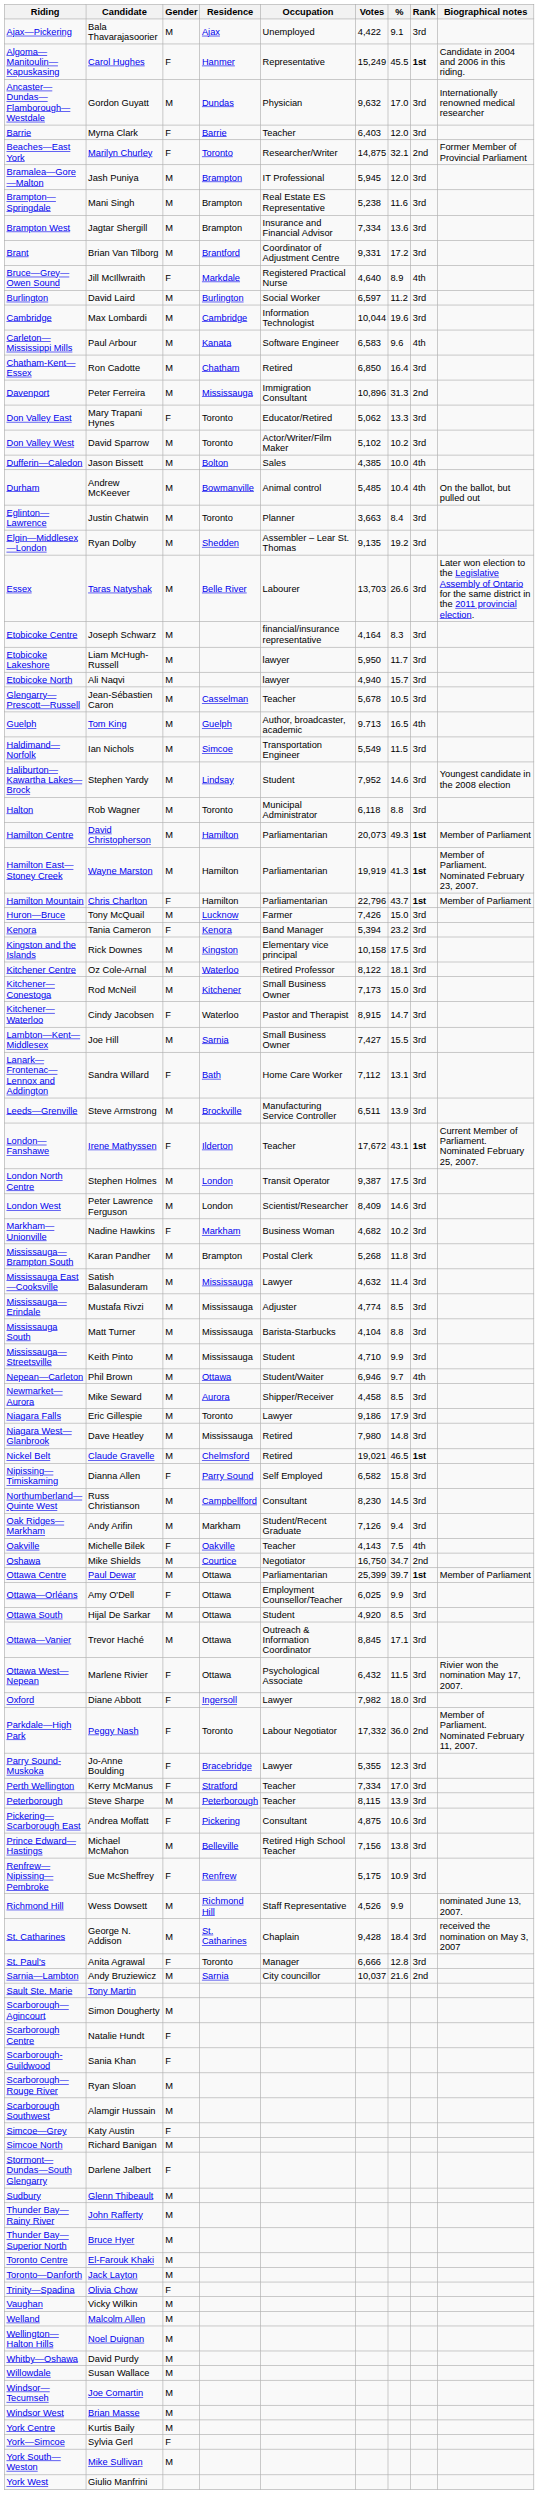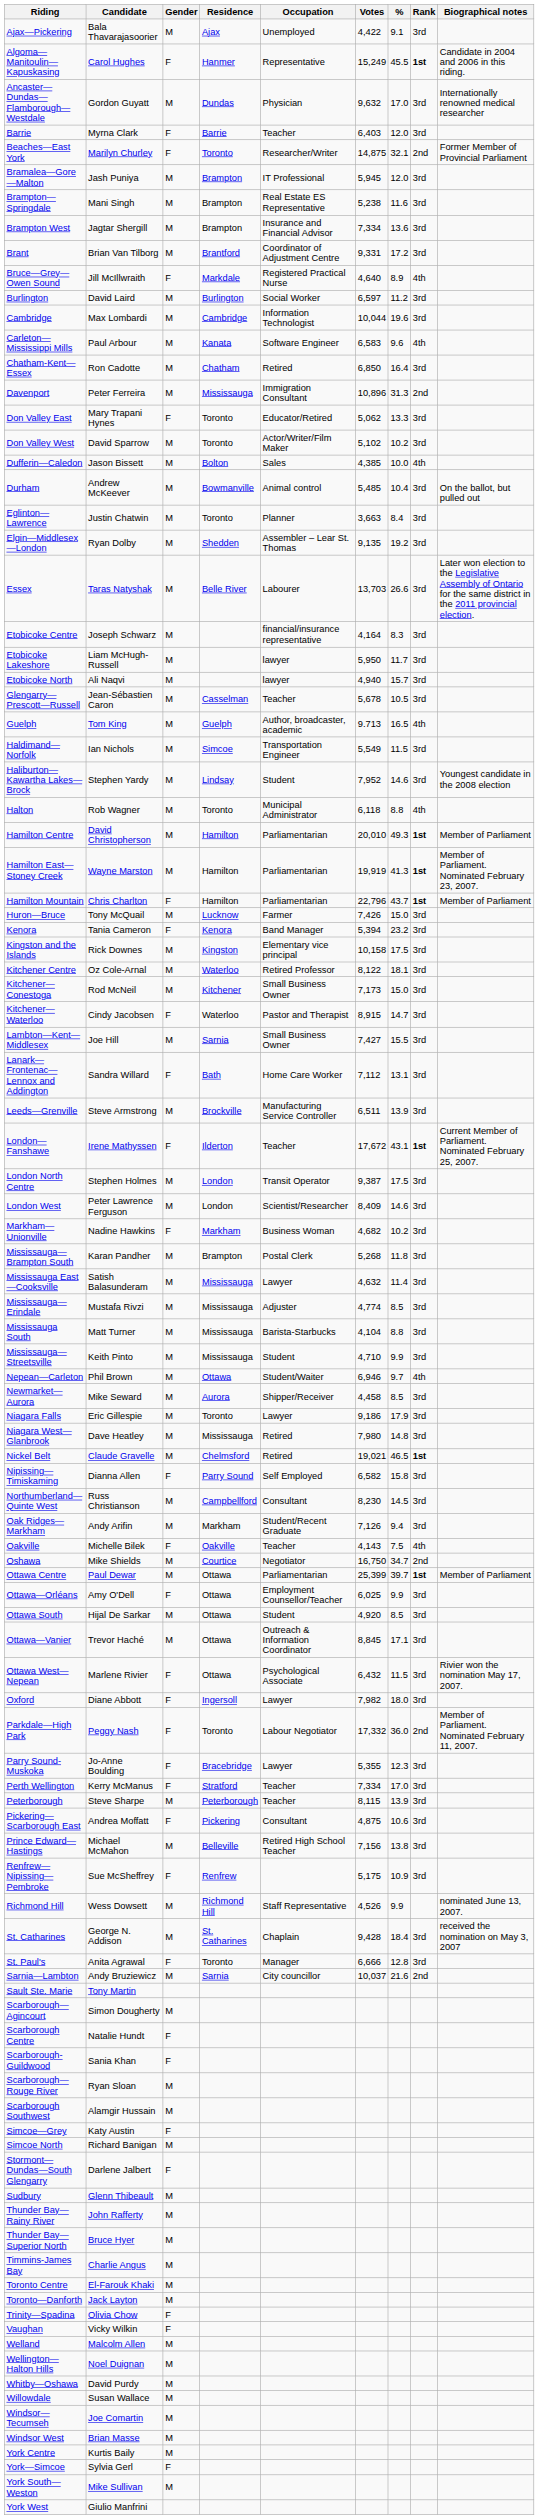(419, 488) 4th -> (419, 488) 3rd
(419, 810) 3rd -> (419, 810) 4th
(372, 835) 20,073 -> (372, 835) 20,010
+ row: (39, 2265)
(169, 2304) M -> (168, 2329) F
